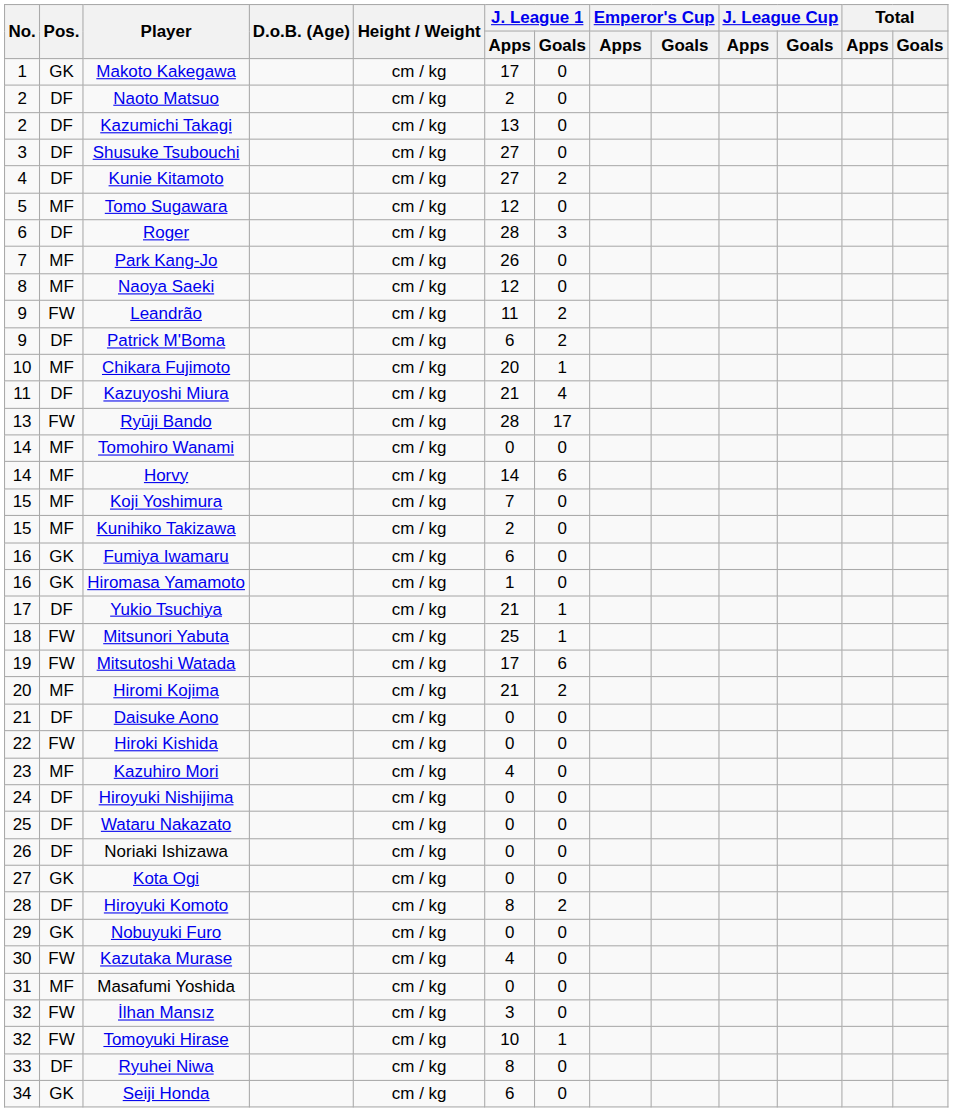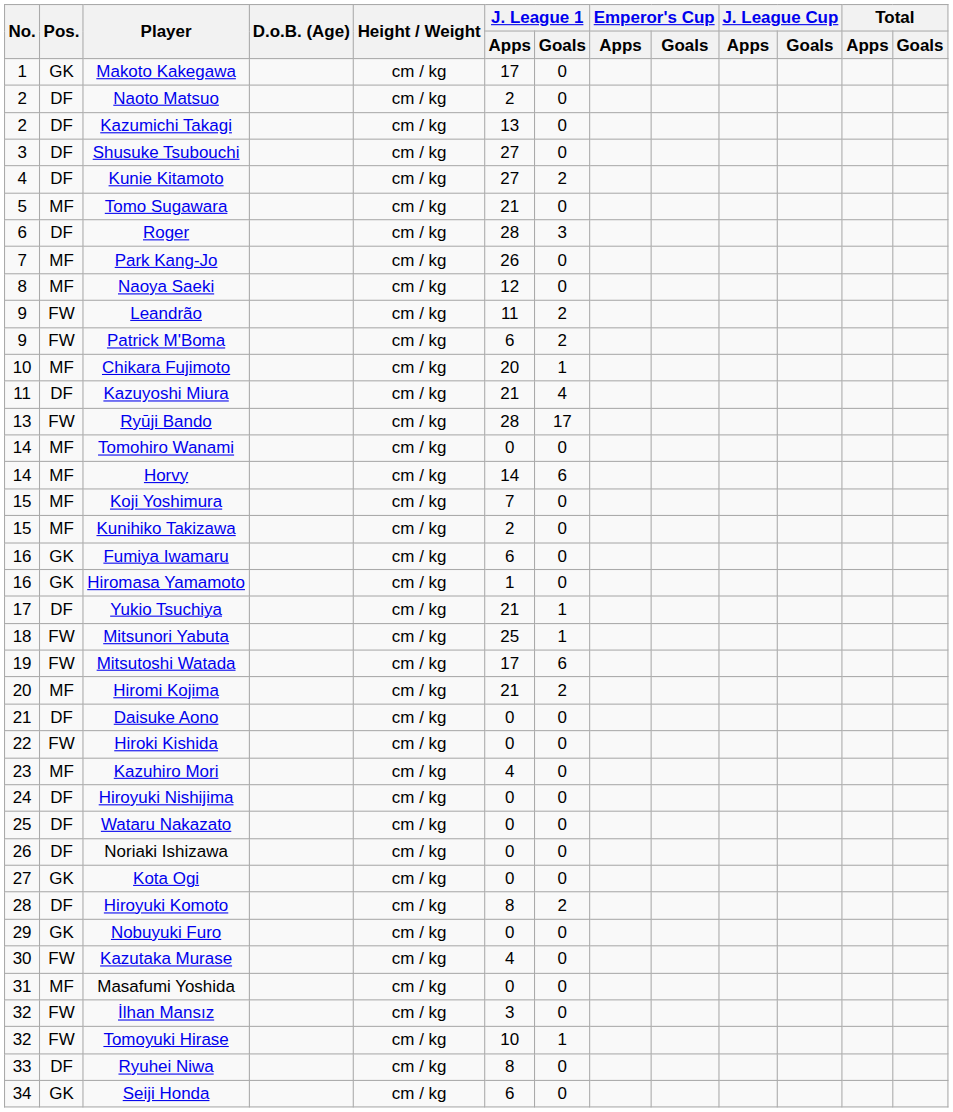(510, 206) 12 -> (510, 206) 21
(61, 340) DF -> (61, 340) FW
